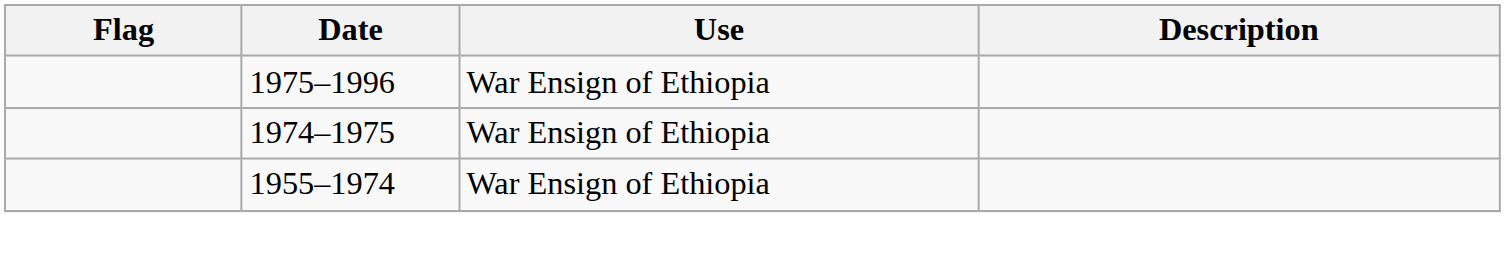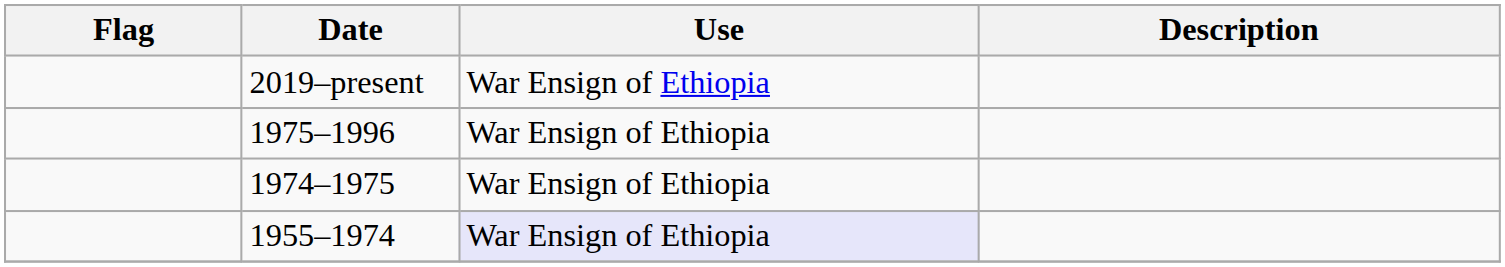+ row: (337, 81)
(618, 183) no background -> (618, 235) lavender background
